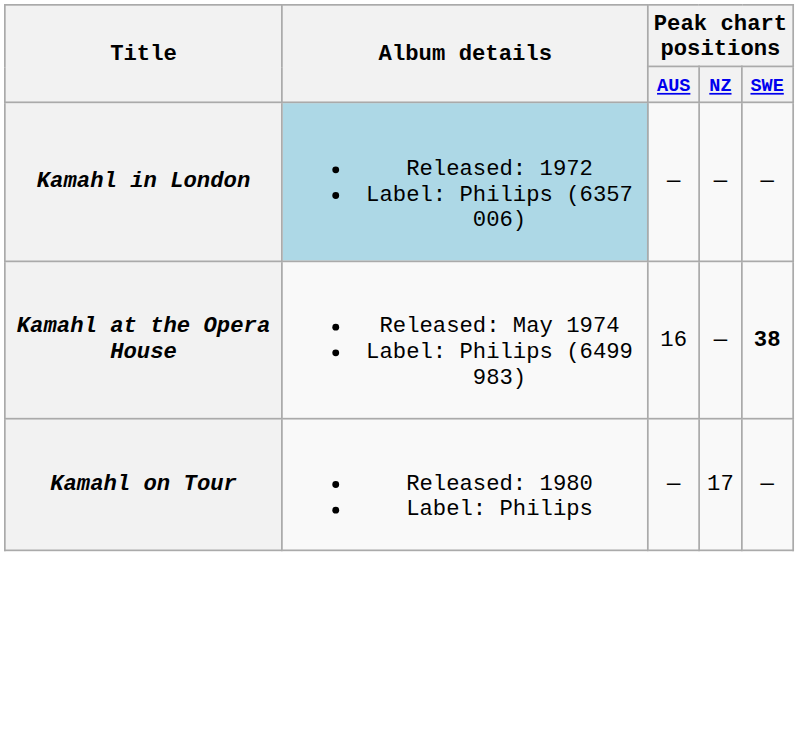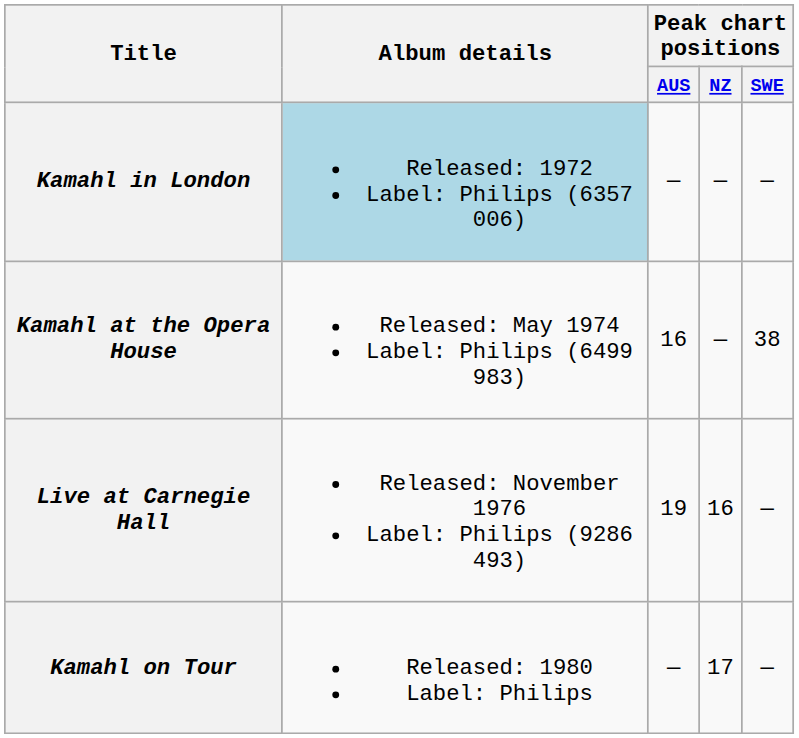(767, 339) bold -> (767, 339) normal
+ row: (144, 510)
